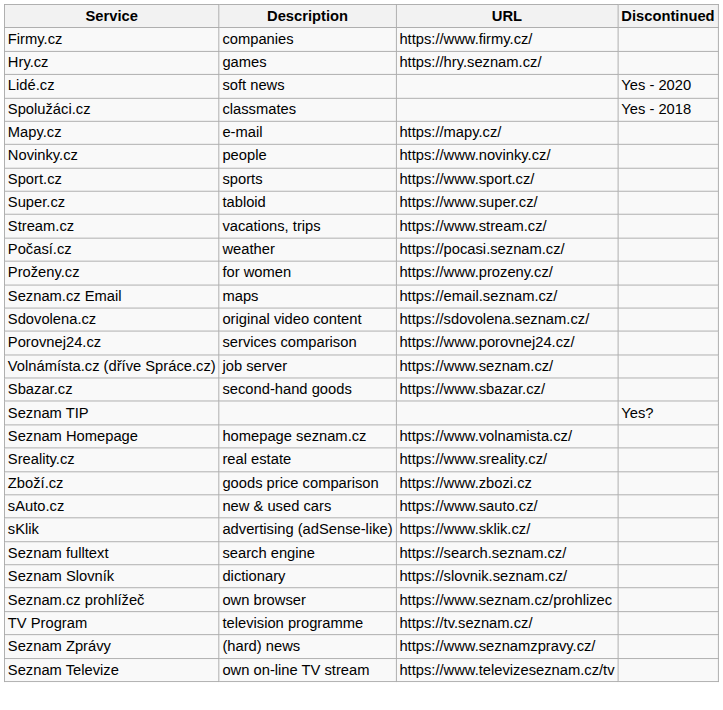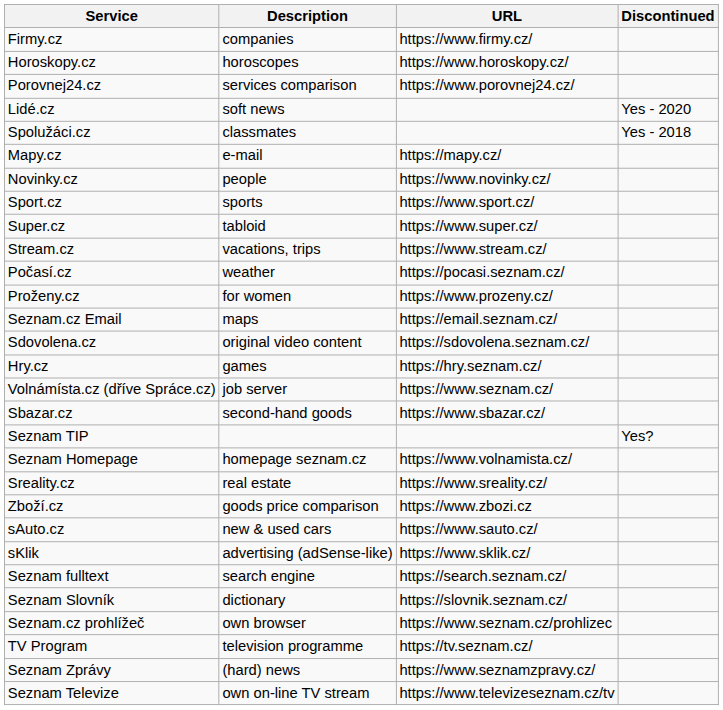+ row: (52, 62)
rows swapped: (28, 62) <-> (54, 343)
